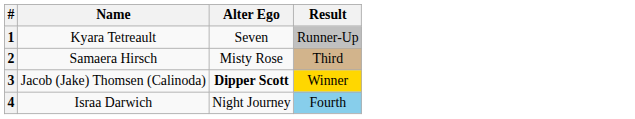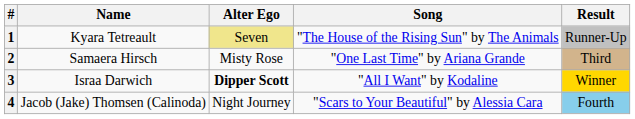+ column: (428, 15)
(251, 37) no background -> (251, 37) khaki background
(113, 80) Jacob (Jake) Thomsen (Calinoda) -> (113, 80) Israa Darwich
(113, 102) Israa Darwich -> (113, 102) Jacob (Jake) Thomsen (Calinoda)
